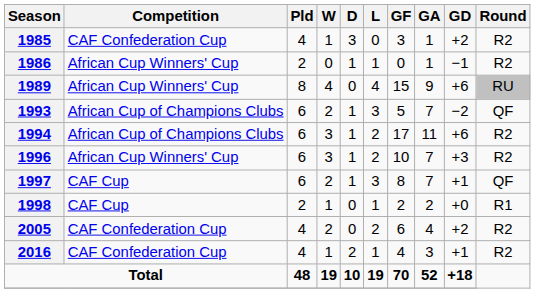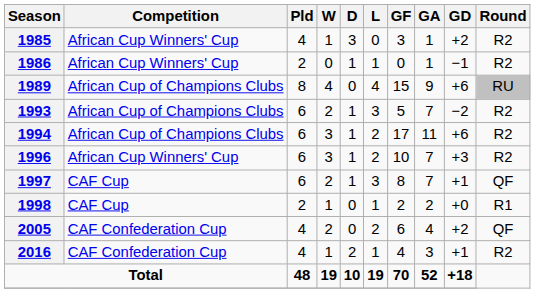(147, 39) CAF Confederation Cup -> (153, 39) African Cup Winners' Cup
(153, 87) African Cup Winners' Cup -> (176, 87) African Cup of Champions Clubs
(503, 110) QF -> (503, 110) R2
(503, 228) R2 -> (503, 228) QF
